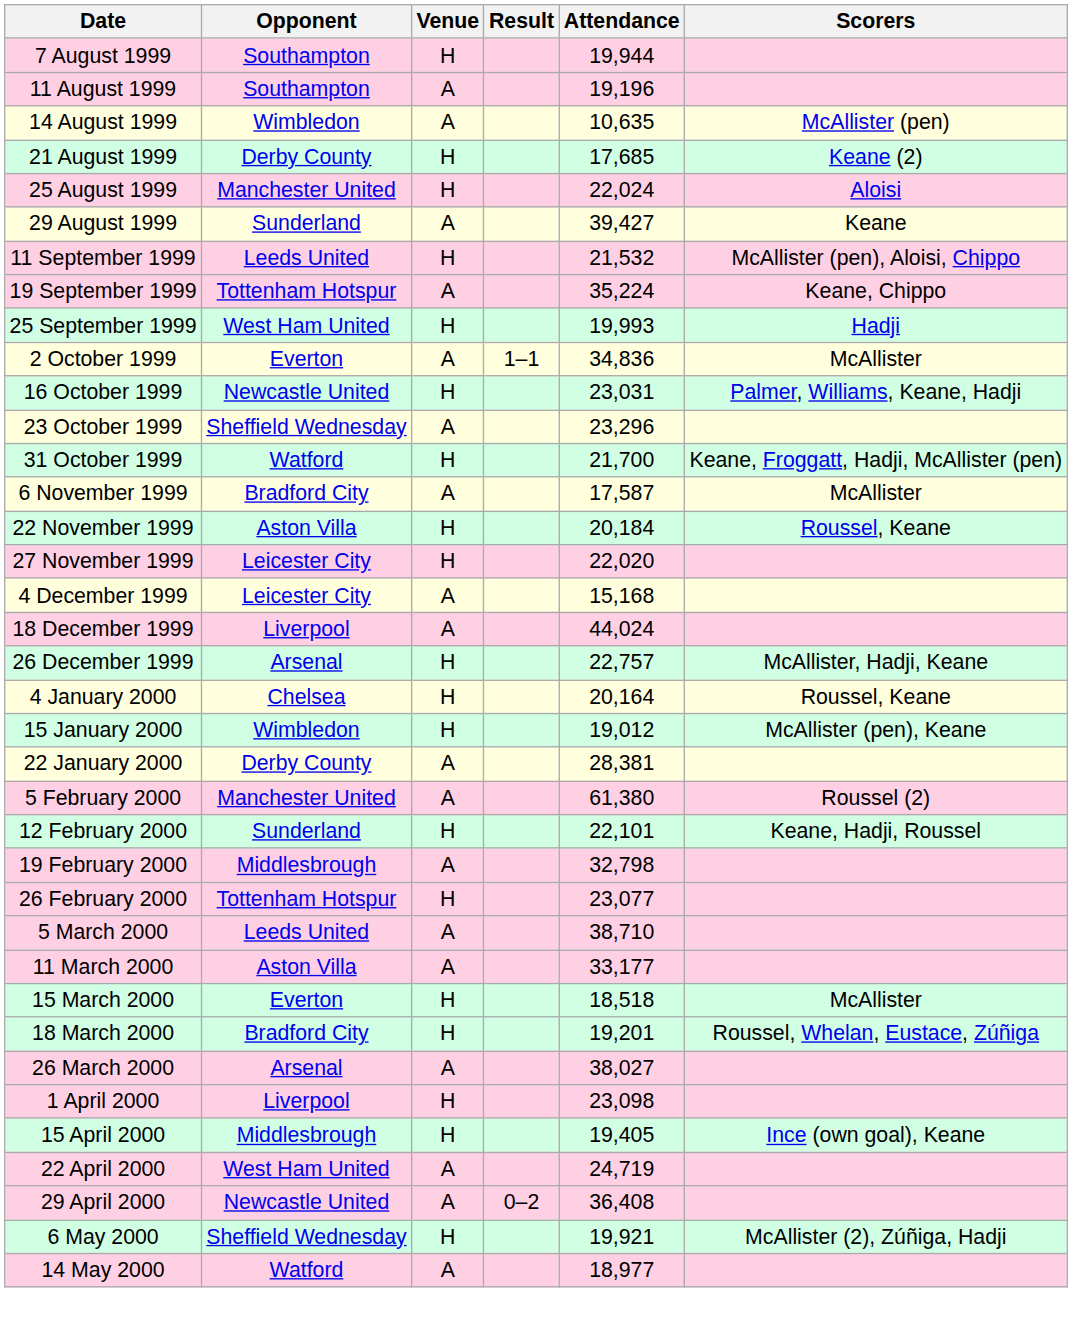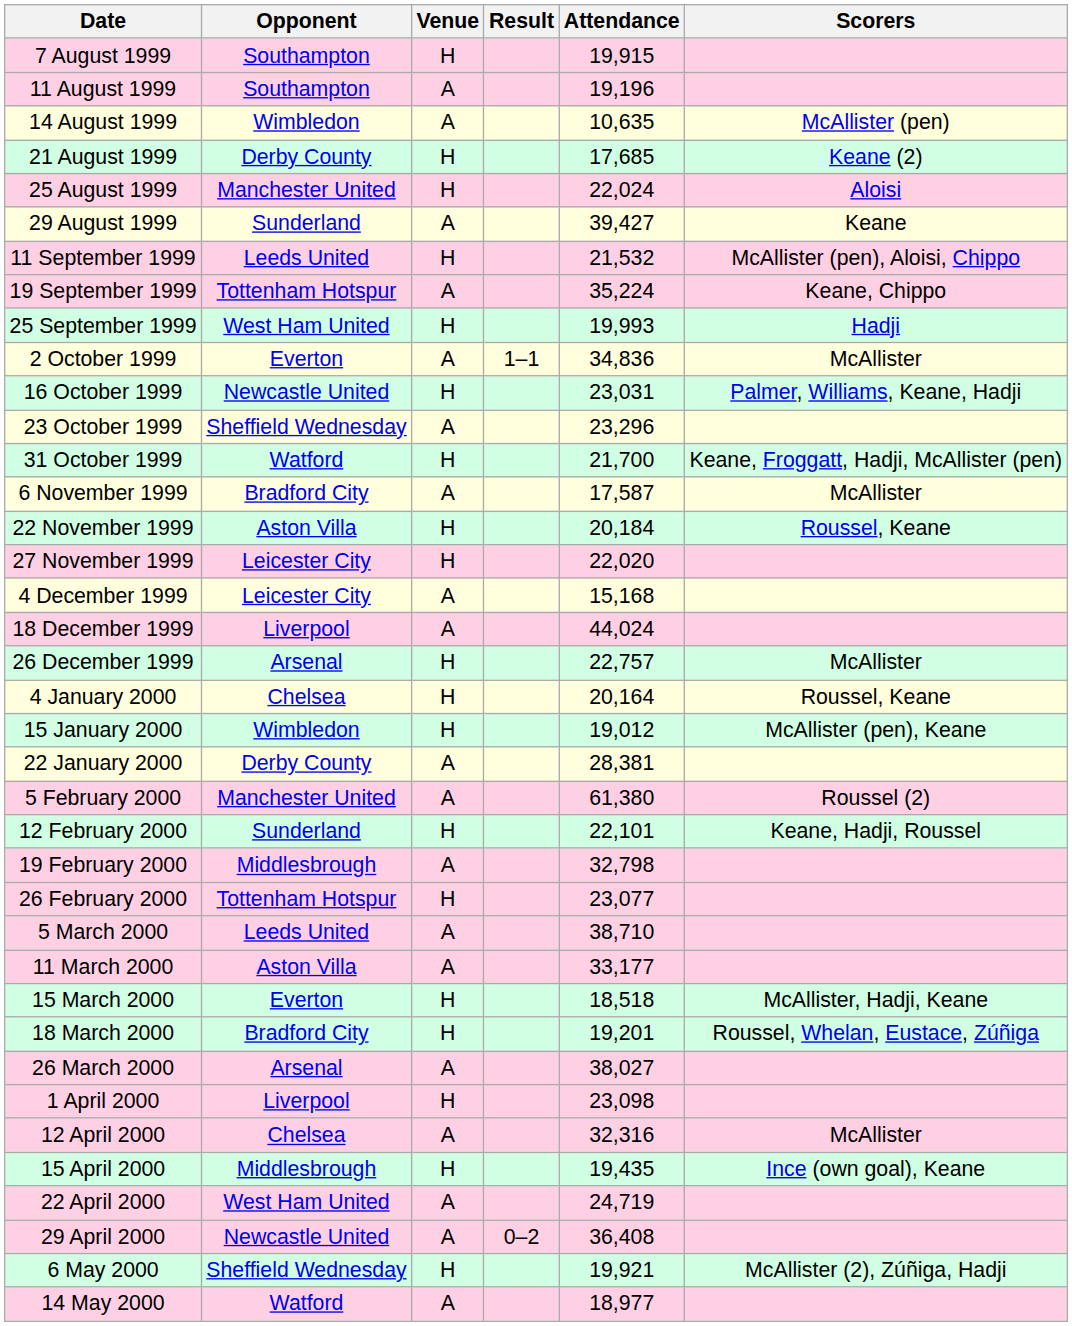(622, 55) 19,944 -> (622, 55) 19,915
(876, 662) McAllister, Hadji, Keane -> (876, 662) McAllister
(876, 1000) McAllister -> (876, 1000) McAllister, Hadji, Keane
+ row: (103, 1135)
(622, 1135) 19,405 -> (622, 1168) 19,435
